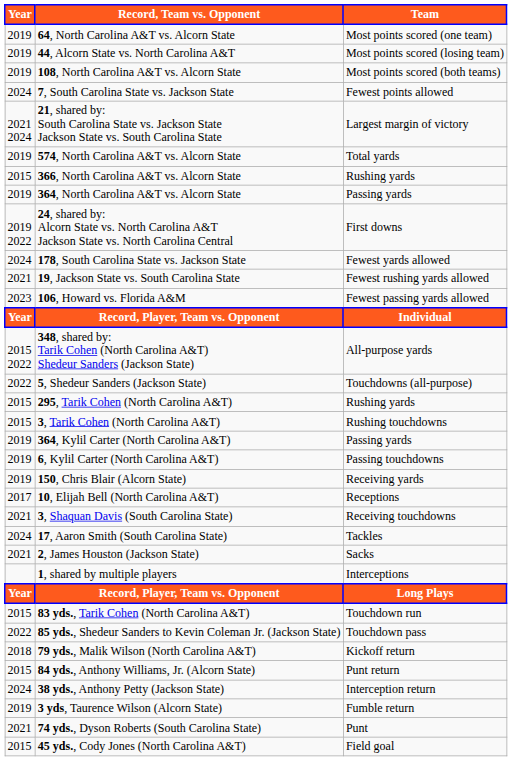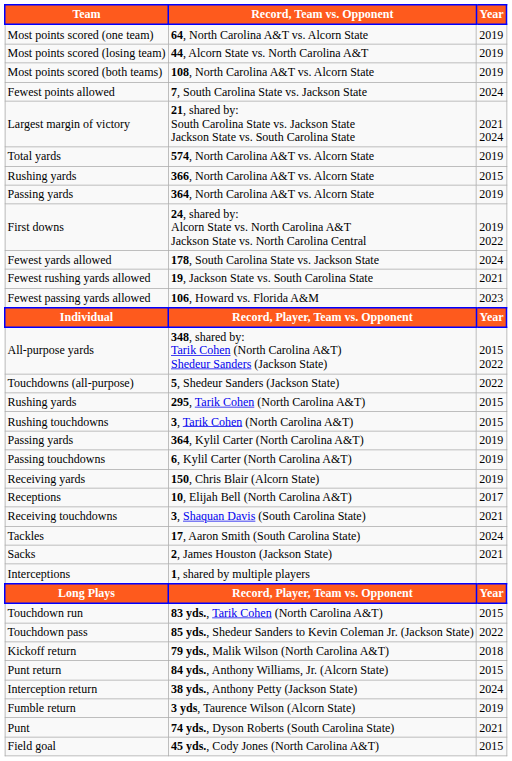columns swapped: (425, 14) <-> (20, 14)
